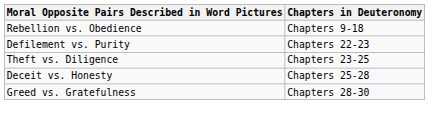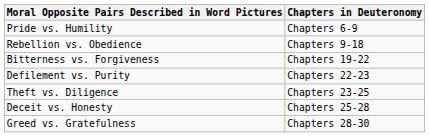+ row: (60, 28)
+ row: (83, 60)
